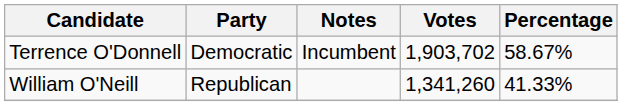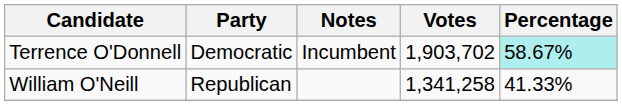(538, 52) no background -> (538, 52) paleturquoise background
(450, 84) 1,341,260 -> (450, 84) 1,341,258
